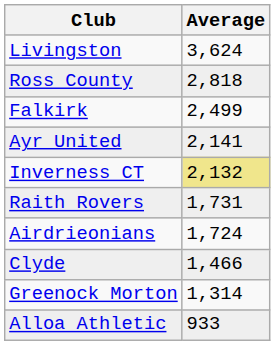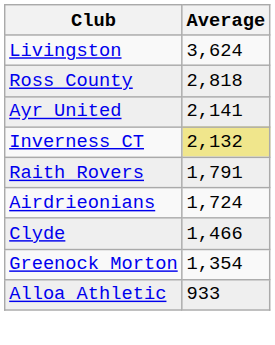- row: (48, 112)
(215, 203) 1,731 -> (215, 173) 1,791
(215, 295) 1,314 -> (215, 264) 1,354
